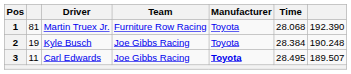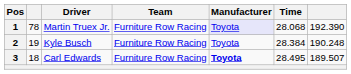(34, 27) 81 -> (34, 27) 78
(225, 27) no background -> (225, 27) lavender background
(152, 42) Joe Gibbs Racing -> (160, 42) Furniture Row Racing
(34, 58) 11 -> (34, 58) 18
(152, 58) Joe Gibbs Racing -> (160, 58) Furniture Row Racing
